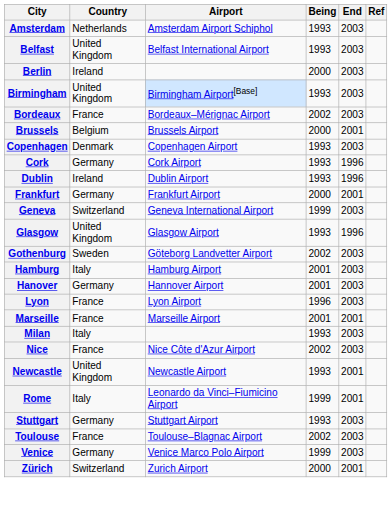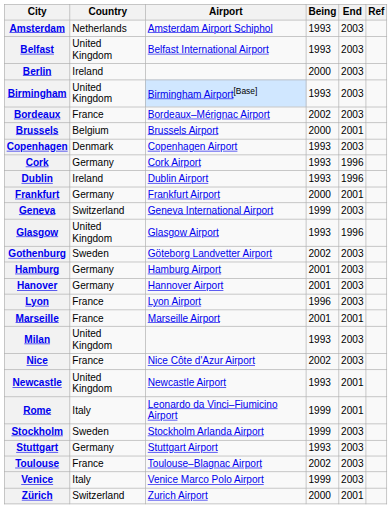(82, 270) Italy -> (93, 270) Germany
(82, 334) Italy -> (92, 339) United Kingdom
+ row: (37, 432)
(93, 452) Germany -> (82, 480) Italy
